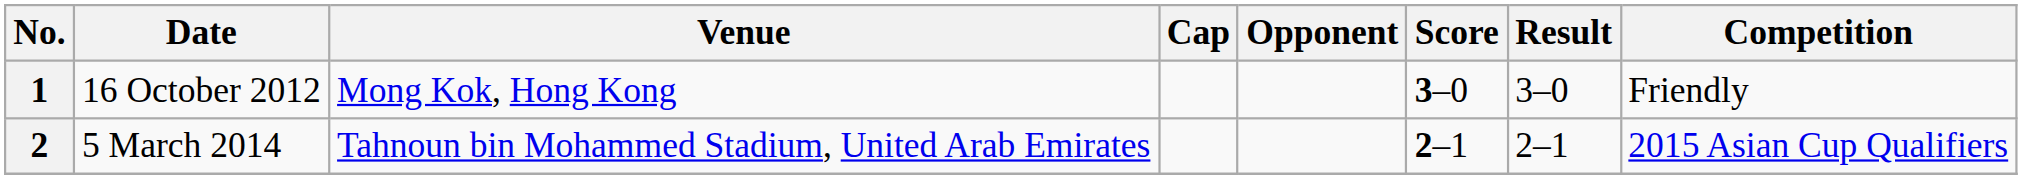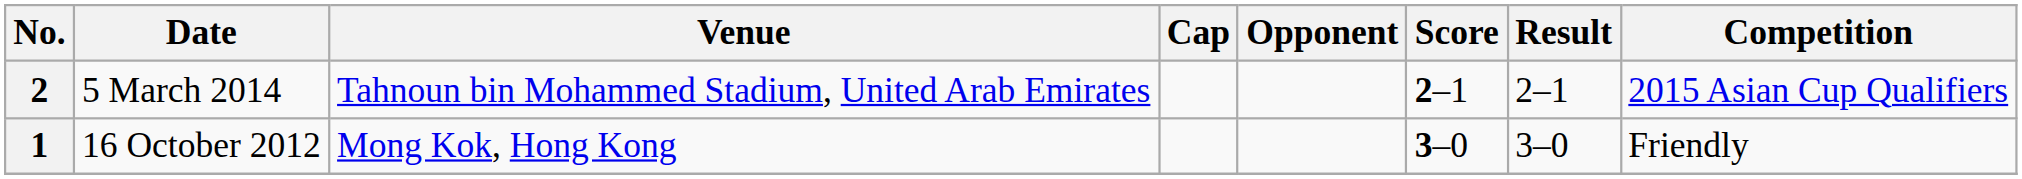rows swapped: (39, 88) <-> (39, 145)
